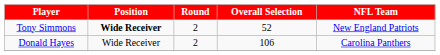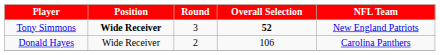(195, 27) 2 -> (195, 27) 3
(267, 27) normal -> (267, 27) bold
